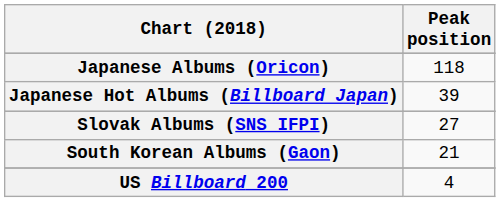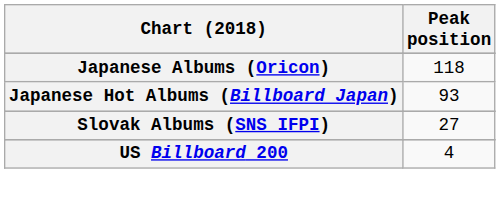(449, 96) 39 -> (449, 96) 93
- row: (204, 154)
